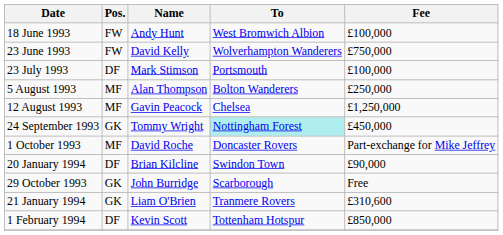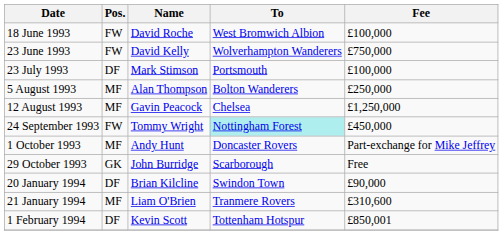(157, 32) Andy Hunt -> (162, 32) David Roche
(113, 126) GK -> (114, 126) FW
(162, 145) David Roche -> (157, 145) Andy Hunt
rows swapped: (47, 182) <-> (46, 164)
(113, 201) GK -> (113, 201) MF
(369, 220) £850,000 -> (369, 220) £850,001
